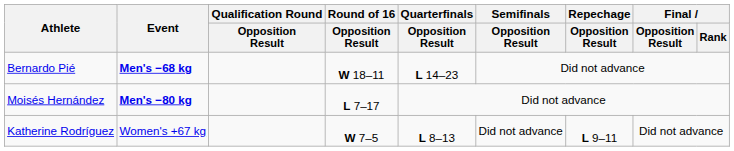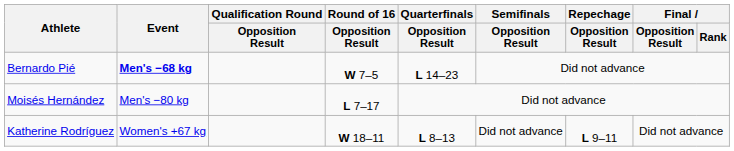(361, 75) W 18–11 -> (361, 75) W 7–5
(156, 100) bold -> (154, 100) normal
(361, 138) W 7–5 -> (361, 138) W 18–11
